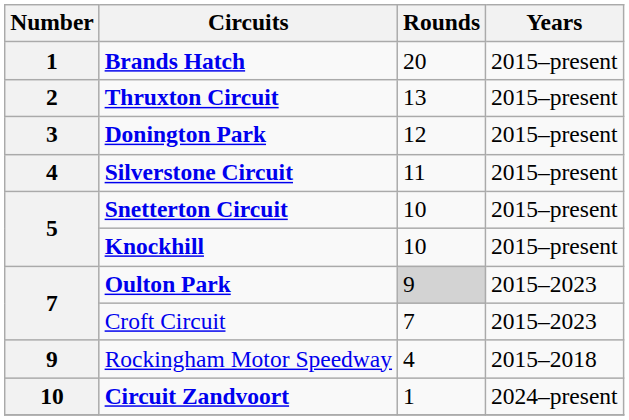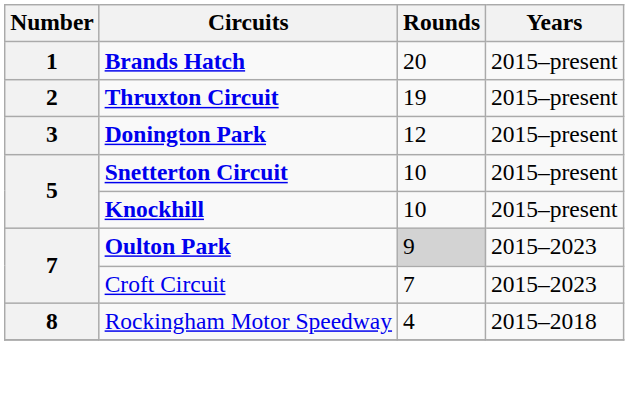(415, 97) 13 -> (415, 97) 19
- row: (199, 172)
(52, 358) 9 -> (52, 321) 8
- row: (197, 396)
